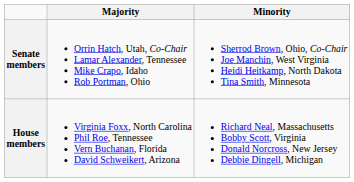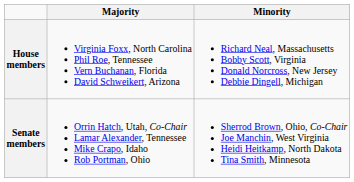rows swapped: (26, 59) <-> (26, 138)
